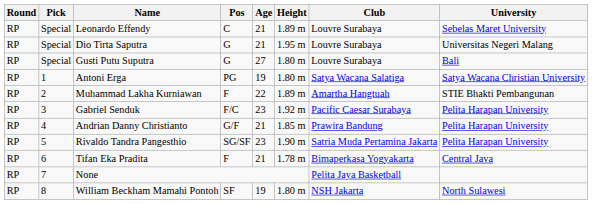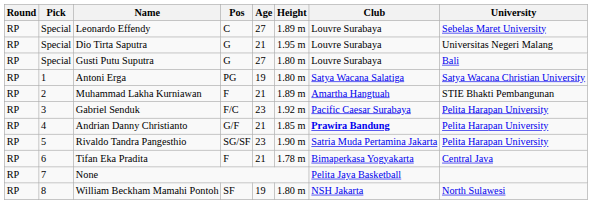(260, 28) 21 -> (260, 28) 27
(260, 93) 22 -> (260, 93) 21
(347, 126) normal -> (350, 126) bold
